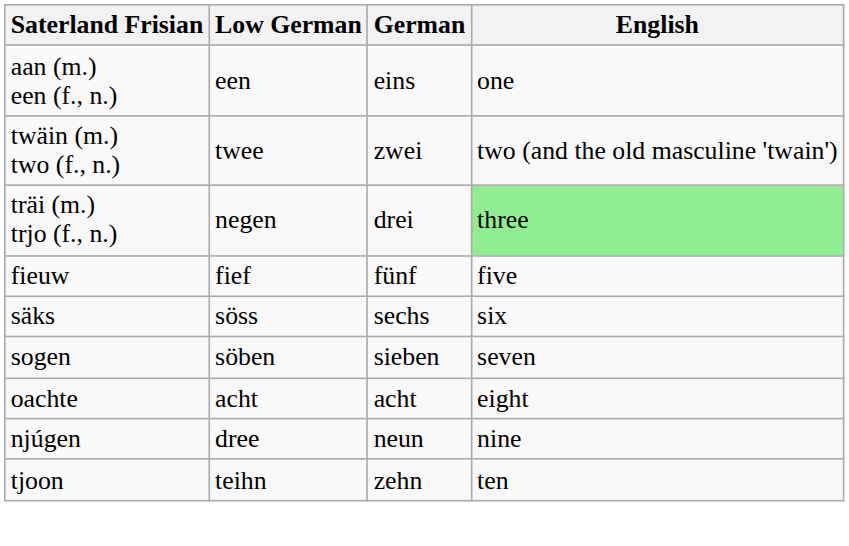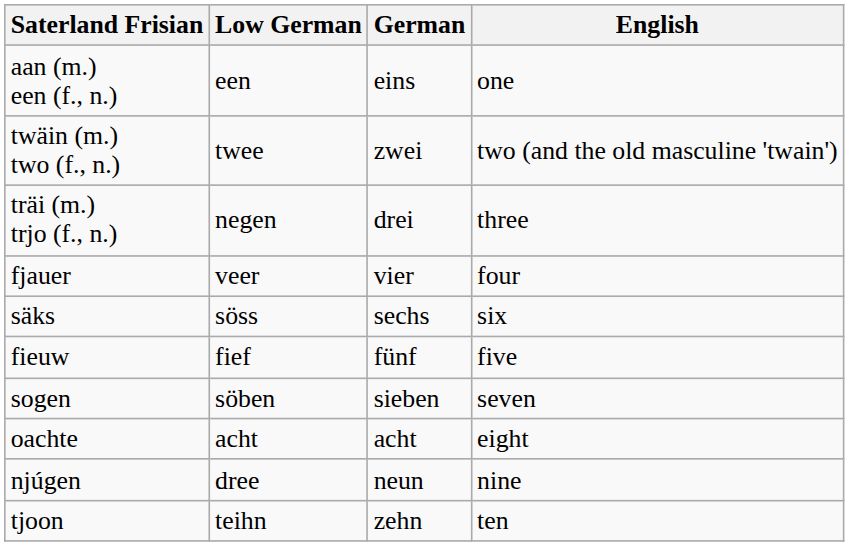(503, 219) lightgreen background -> (503, 219) no background
+ row: (41, 275)
rows swapped: (40, 275) <-> (33, 316)
